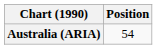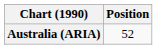(128, 34) 54 -> (128, 34) 52
